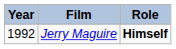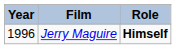(21, 34) 1992 -> (21, 34) 1996
